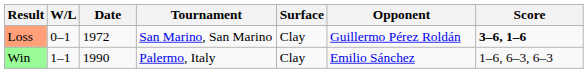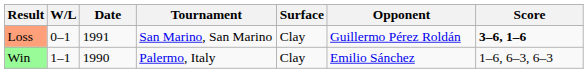(96, 36) 1972 -> (96, 36) 1991
